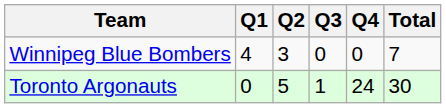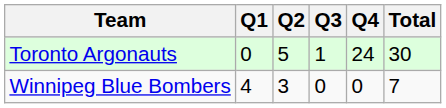rows swapped: (120, 53) <-> (93, 86)
